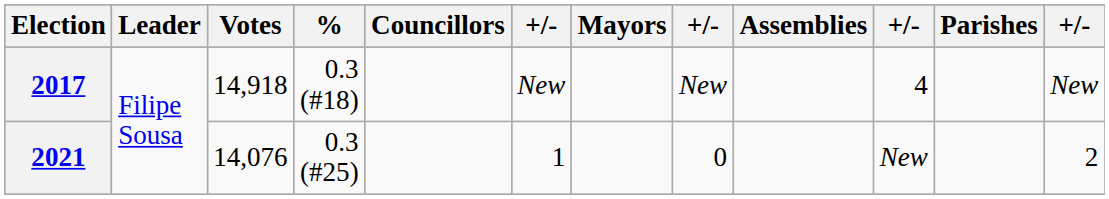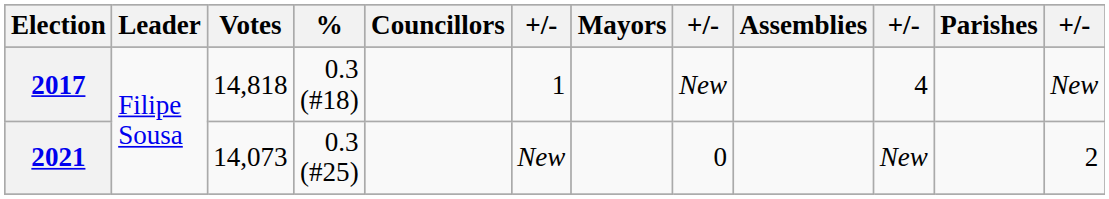(250, 84) 14,918 -> (250, 84) 14,818
(541, 84) New -> (559, 84) 1
(250, 157) 14,076 -> (250, 157) 14,073
(559, 157) 1 -> (541, 157) New
